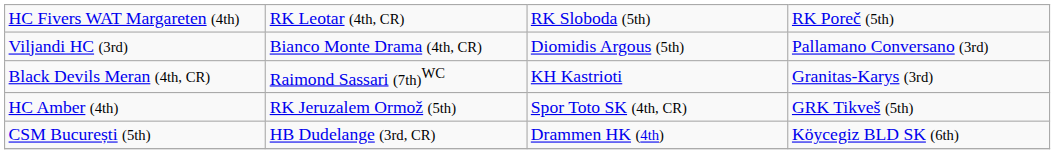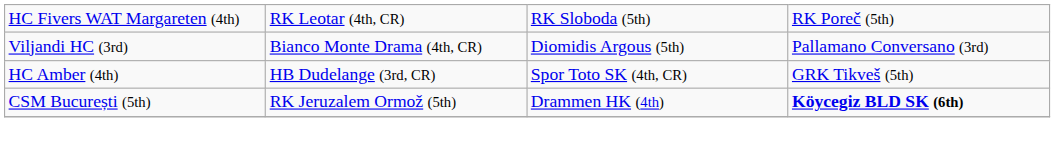- row: (109, 76)
(363, 106) RK Jeruzalem Ormož (5th) -> (353, 74) HB Dudelange (3rd, CR)
(353, 134) HB Dudelange (3rd, CR) -> (363, 102) RK Jeruzalem Ormož (5th)
(875, 134) normal -> (878, 102) bold
